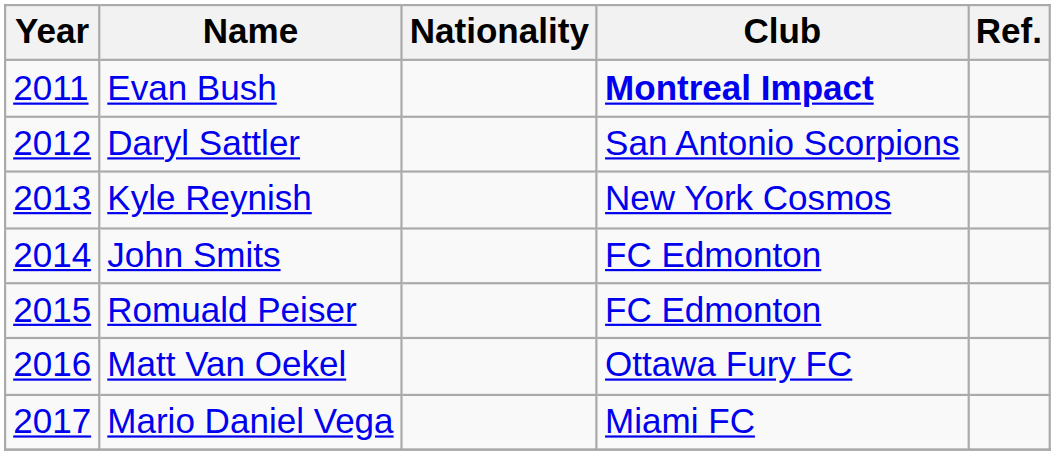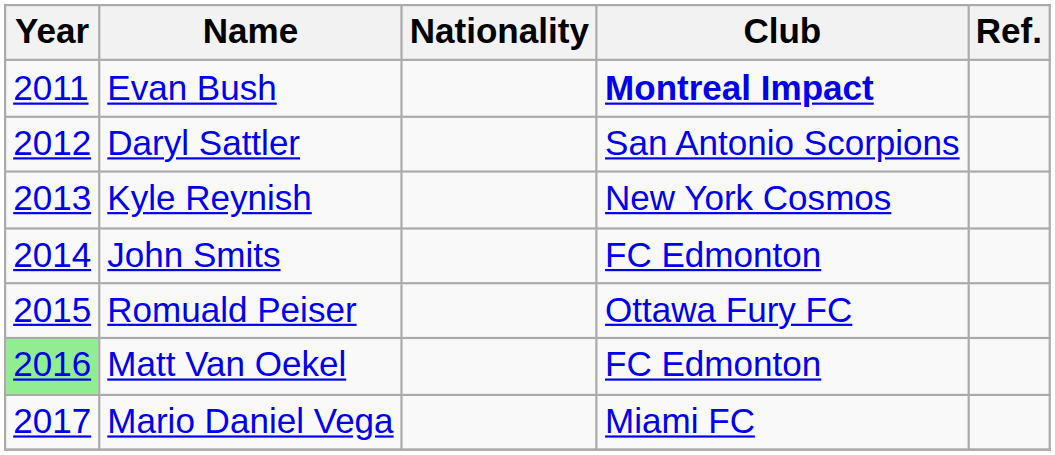(713, 310) FC Edmonton -> (729, 310) Ottawa Fury FC
(52, 365) no background -> (52, 365) lightgreen background
(729, 365) Ottawa Fury FC -> (713, 365) FC Edmonton
